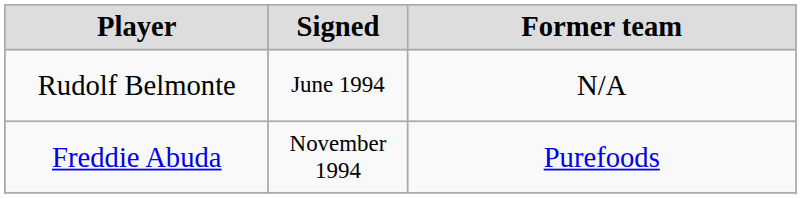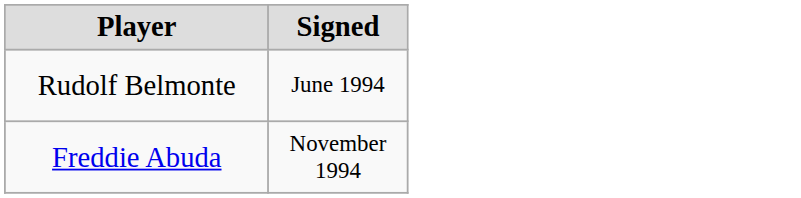- column: (602, 27)
